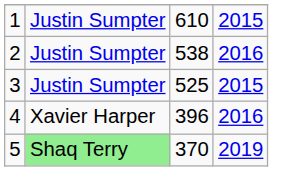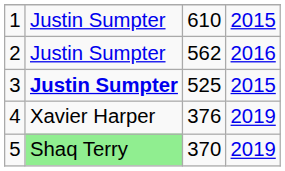(192, 52) 538 -> (204, 52) 562
(98, 85) normal -> (104, 85) bold
(192, 117) 396 -> (204, 117) 376
(241, 117) 2016 -> (253, 117) 2019
